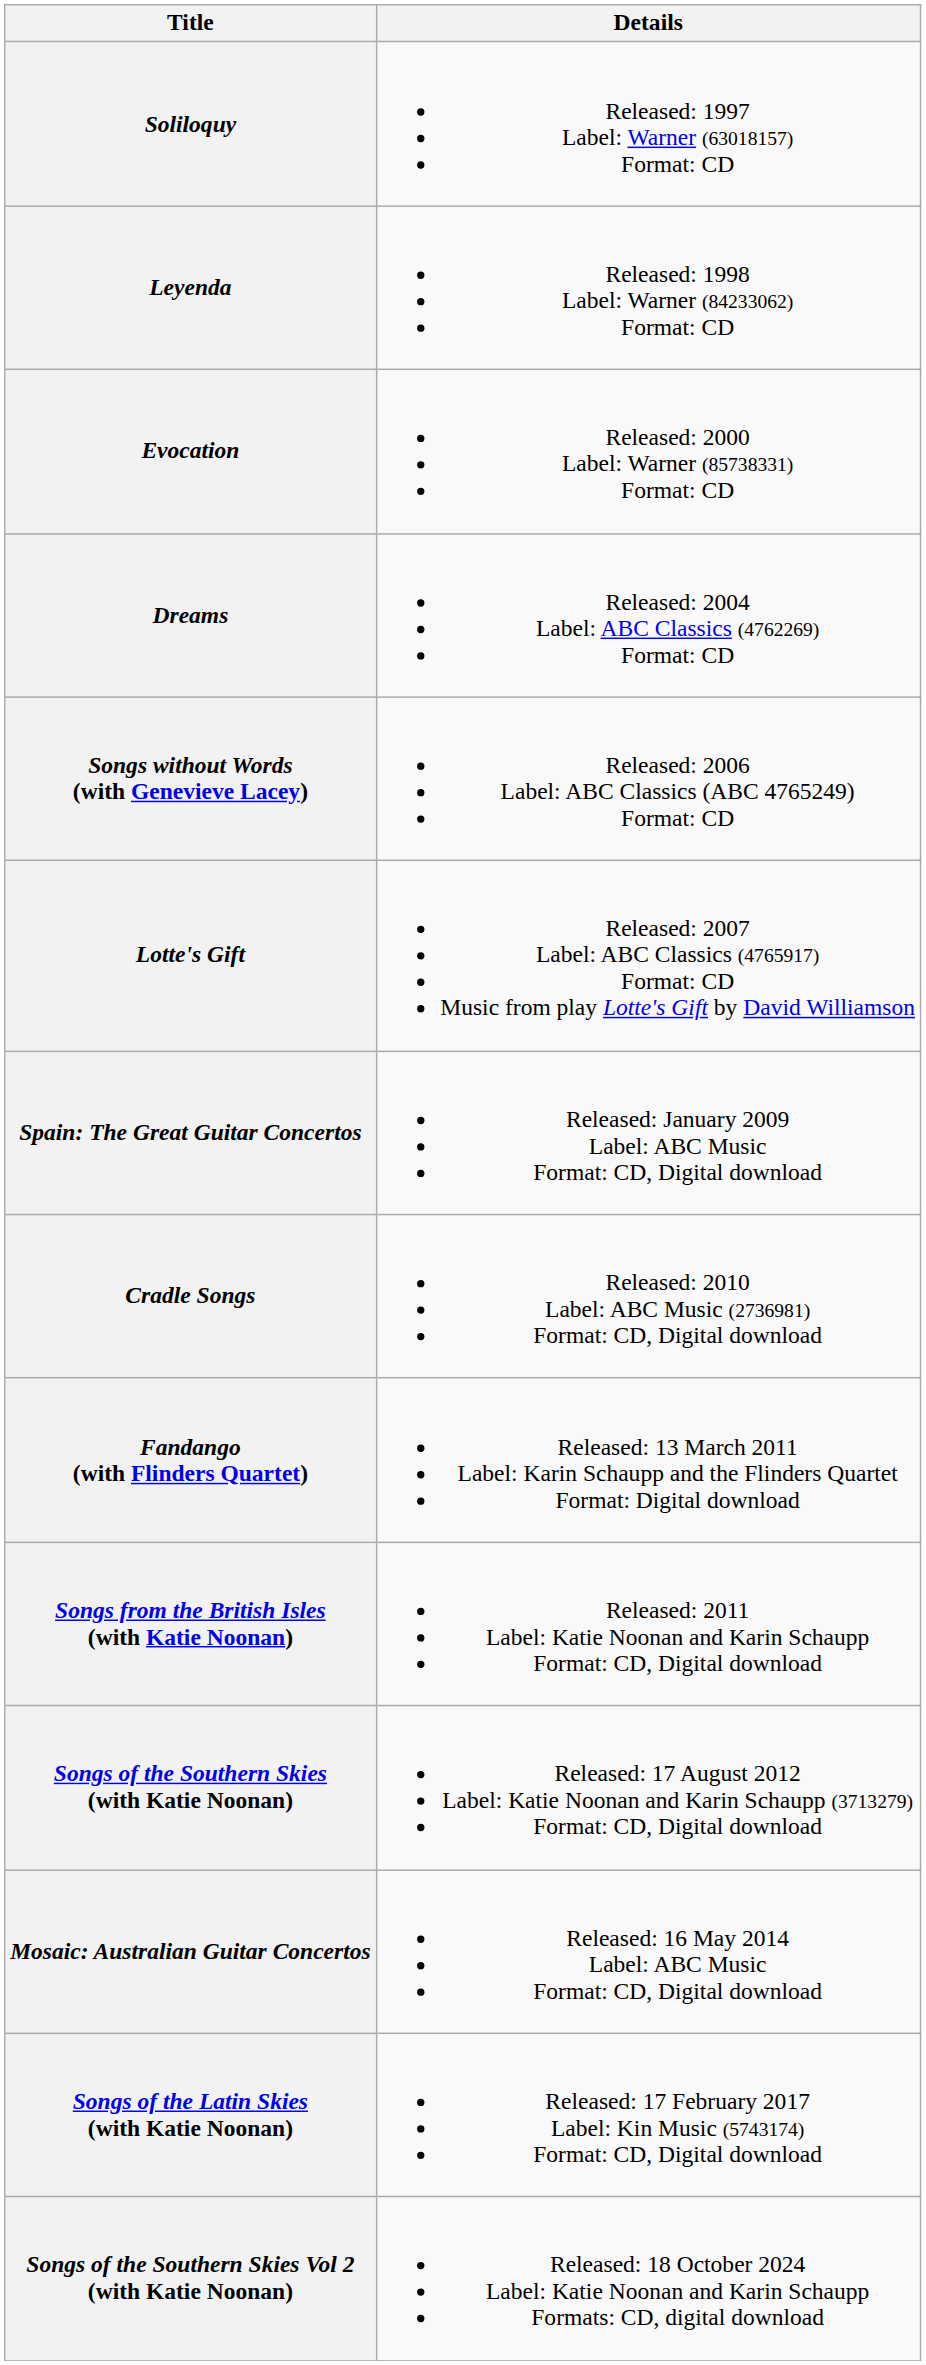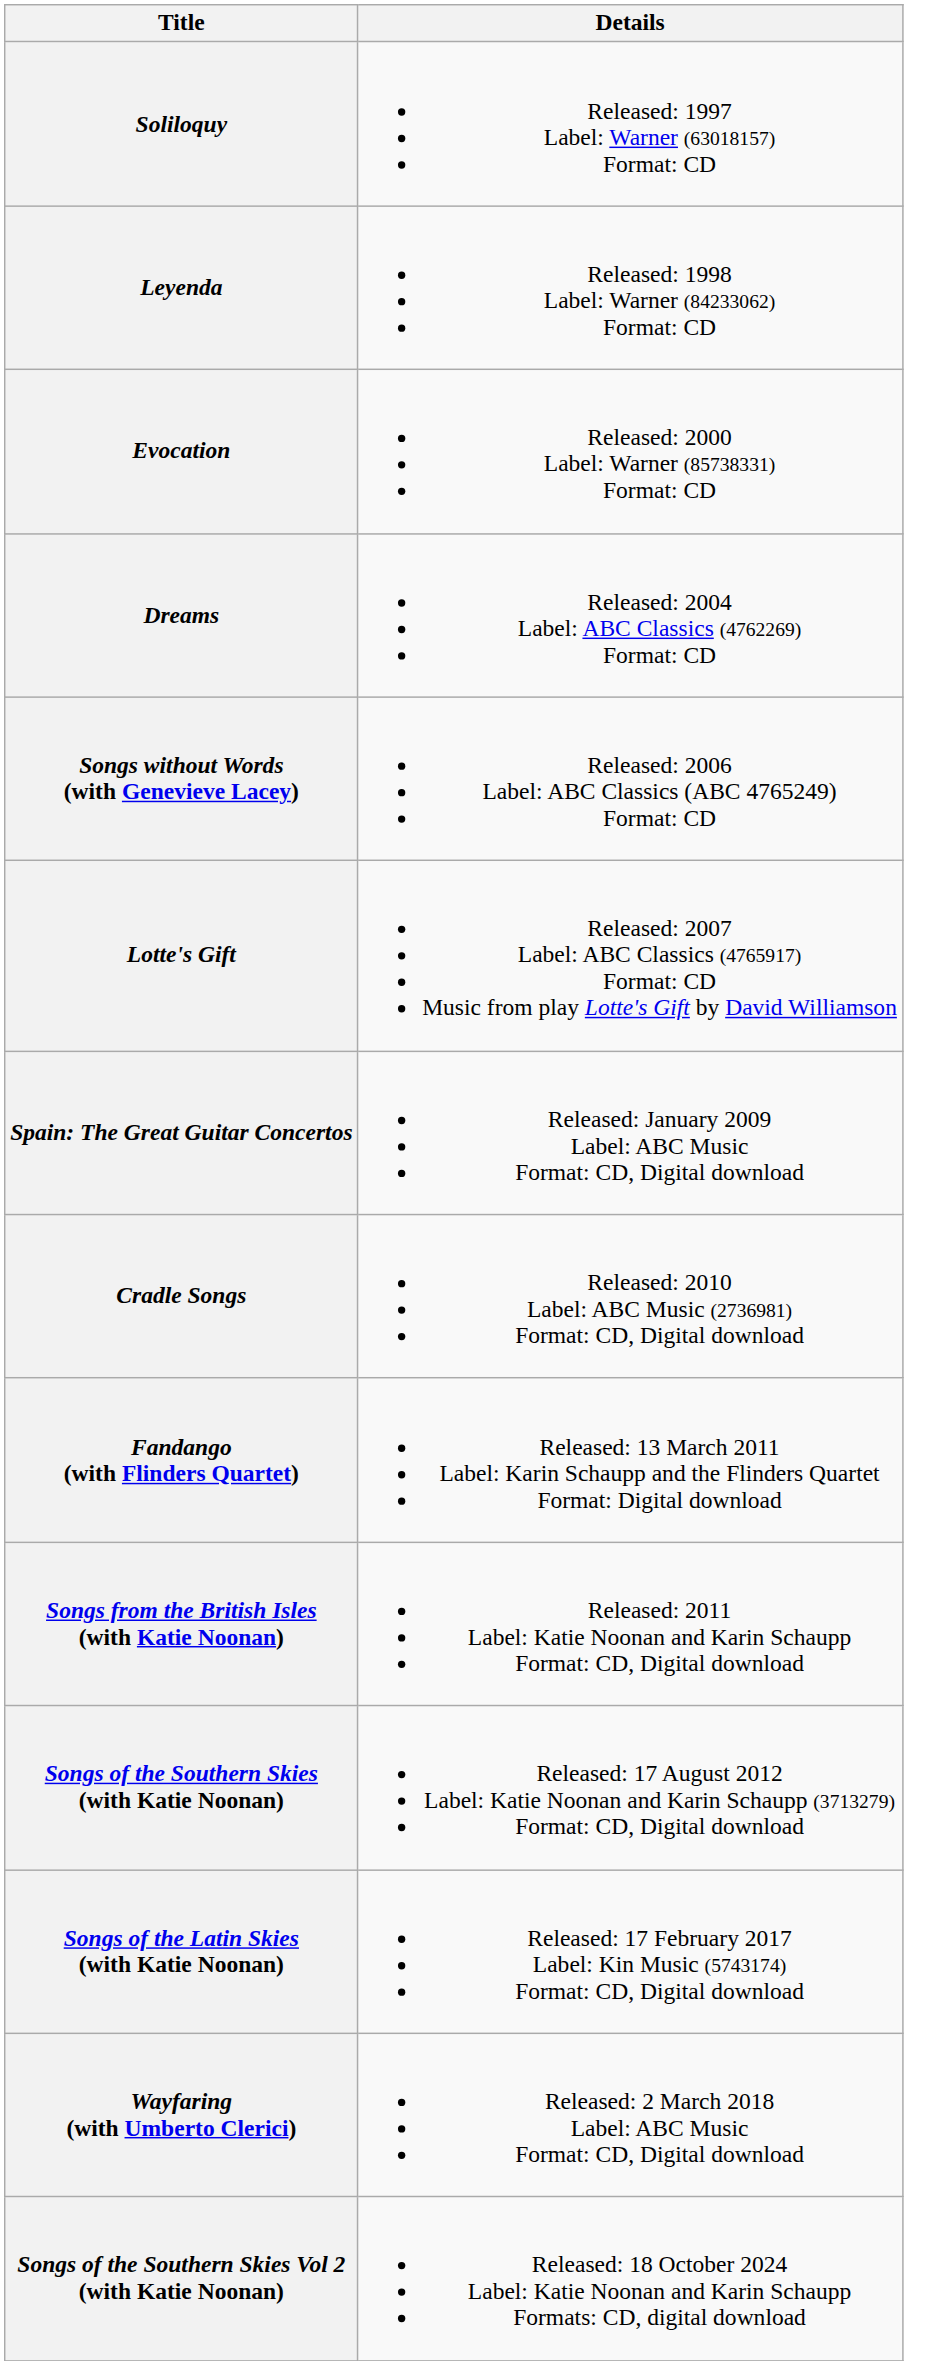- row: (190, 1951)
+ row: (181, 2114)
